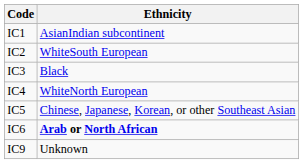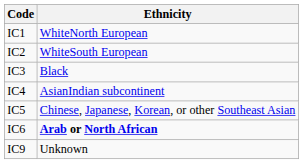(102, 33) AsianIndian subcontinent -> (94, 33) WhiteNorth European
(94, 91) WhiteNorth European -> (102, 91) AsianIndian subcontinent
